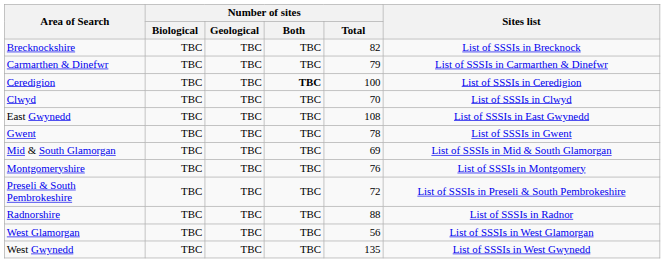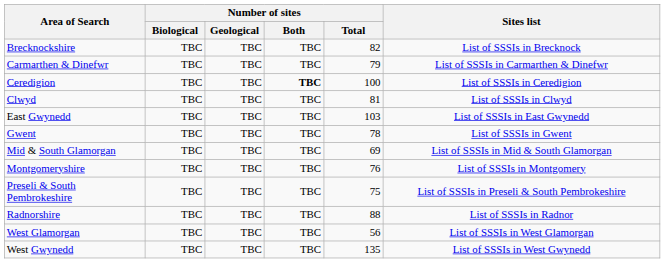(375, 99) 70 -> (375, 99) 81
(372, 116) 108 -> (372, 116) 103
(375, 191) 72 -> (375, 191) 75
